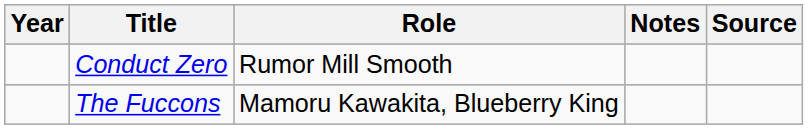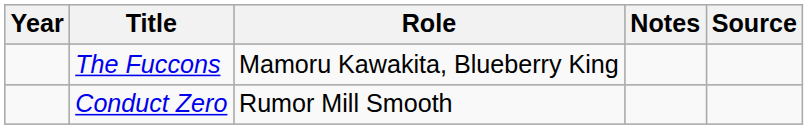rows swapped: (148, 104) <-> (151, 64)
